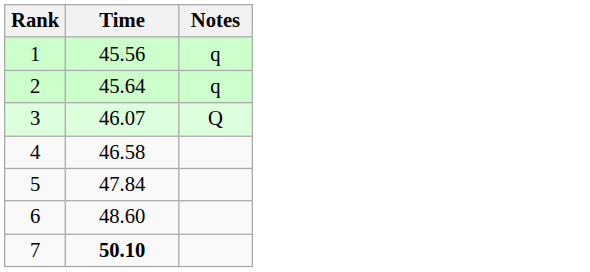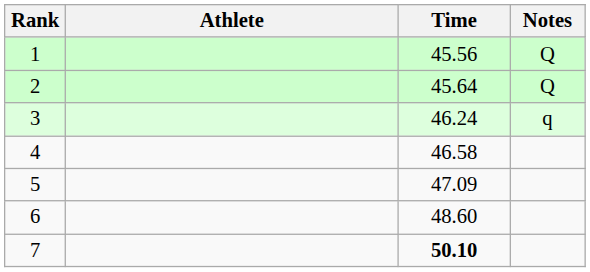+ column: (232, 20)
(215, 53) q -> (547, 53) Q
(215, 86) q -> (547, 86) Q
(122, 119) 46.07 -> (454, 119) 46.24
(215, 119) Q -> (547, 119) q
(122, 184) 47.84 -> (454, 184) 47.09
